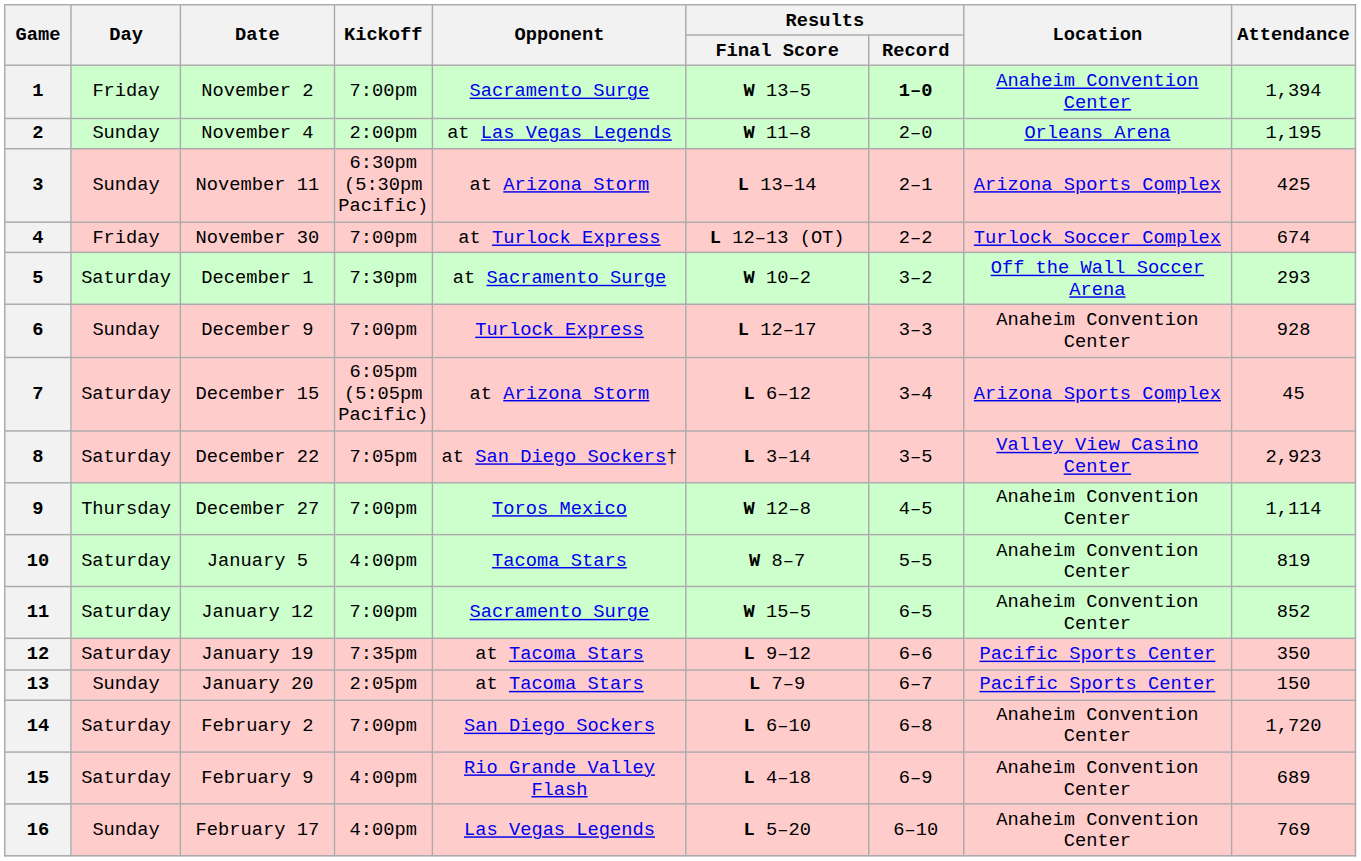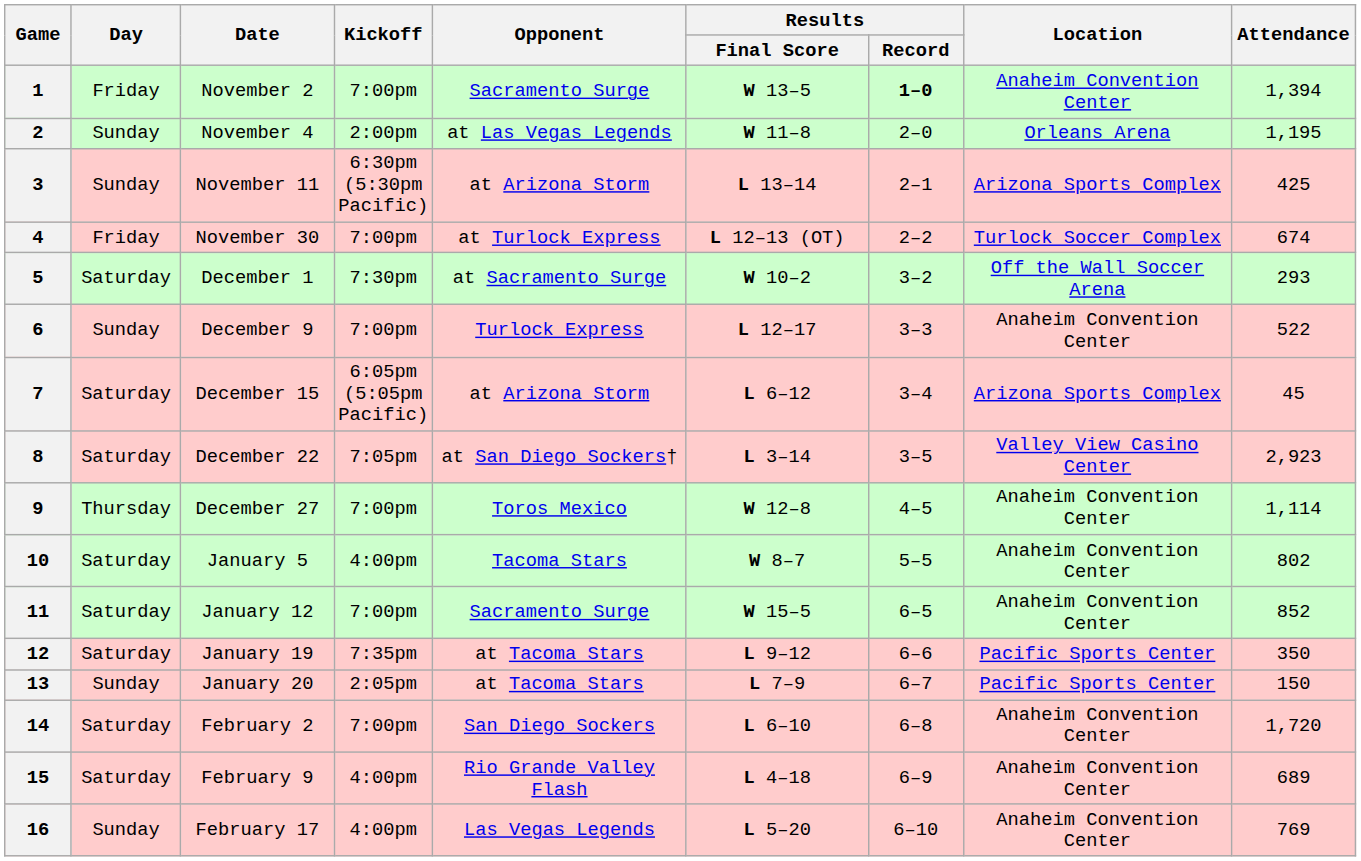(1294, 331) 928 -> (1294, 331) 522
(1294, 561) 819 -> (1294, 561) 802
